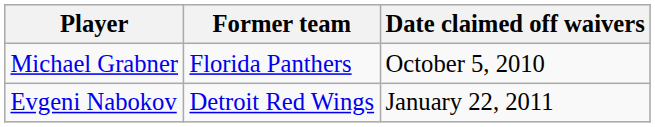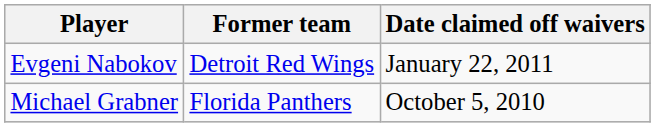rows swapped: (94, 63) <-> (94, 102)
